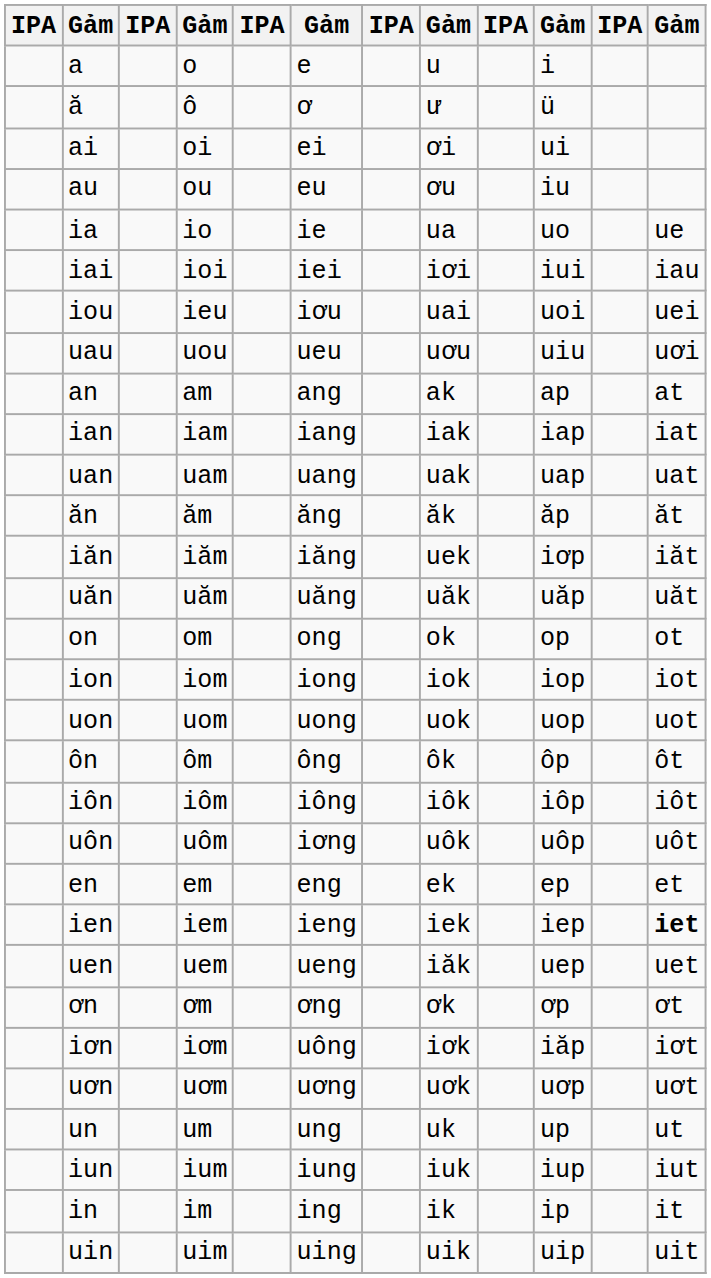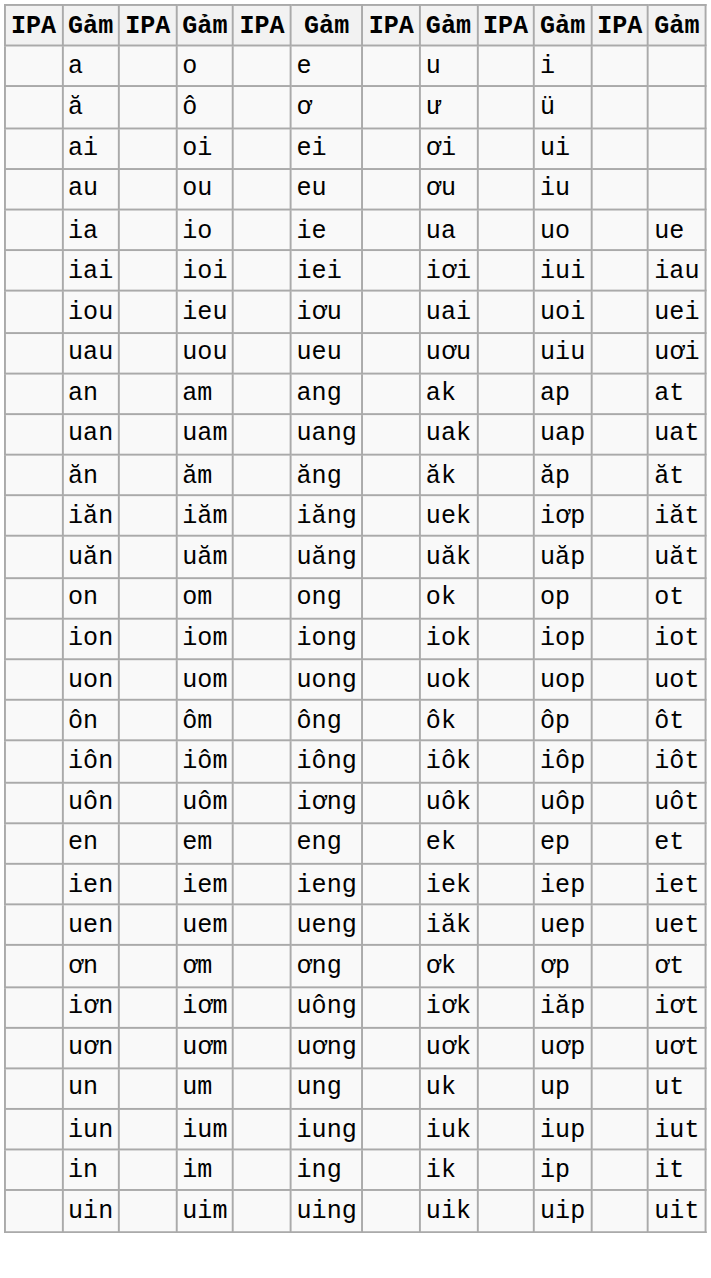- row: (91, 434)
(677, 925) bold -> (677, 884) normal
